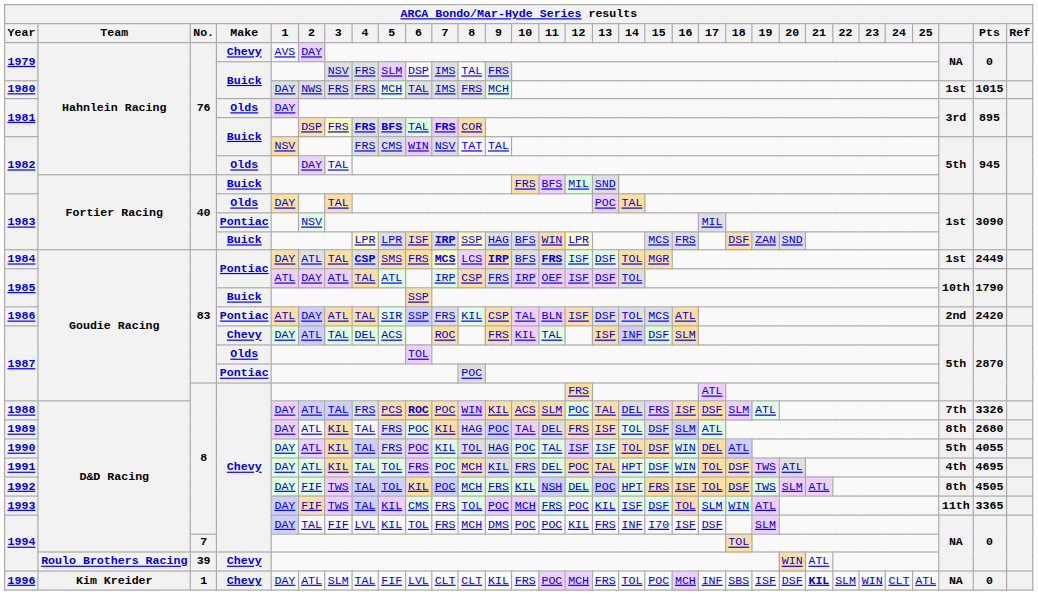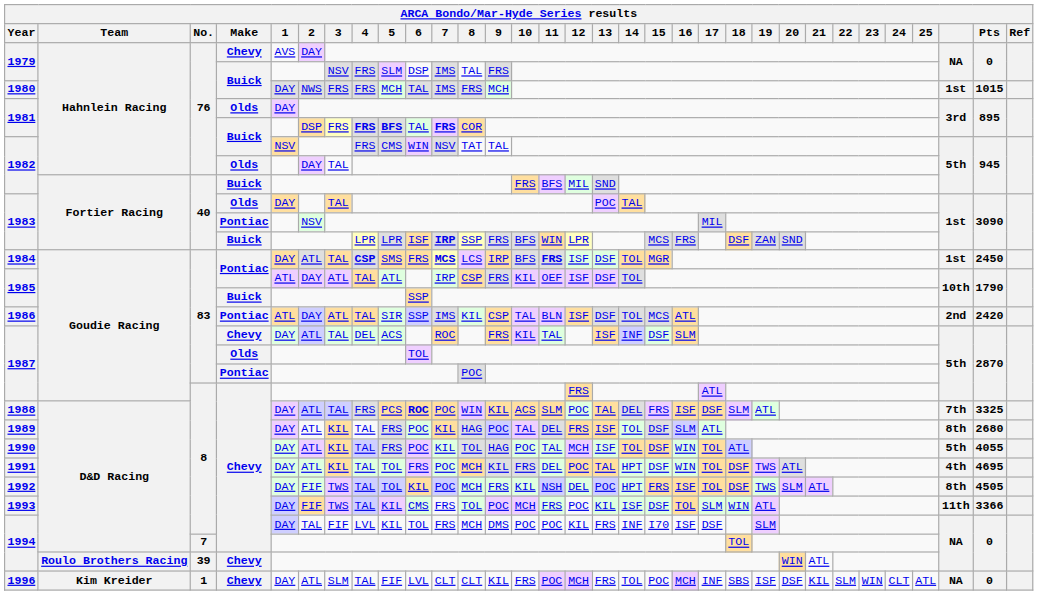(498, 240) HAG -> (498, 240) FRS
(498, 259) bold -> (498, 259) normal
(990, 259) 2449 -> (990, 259) 2450
(525, 278) IRP -> (525, 278) KIL
(445, 316) FRS -> (445, 316) IMS
(990, 411) 3326 -> (990, 411) 3325
(579, 448) ISF -> (579, 448) MCH
(712, 448) DEL -> (712, 448) TOL
(990, 505) 3365 -> (990, 505) 3366
(819, 581) bold -> (819, 581) normal
